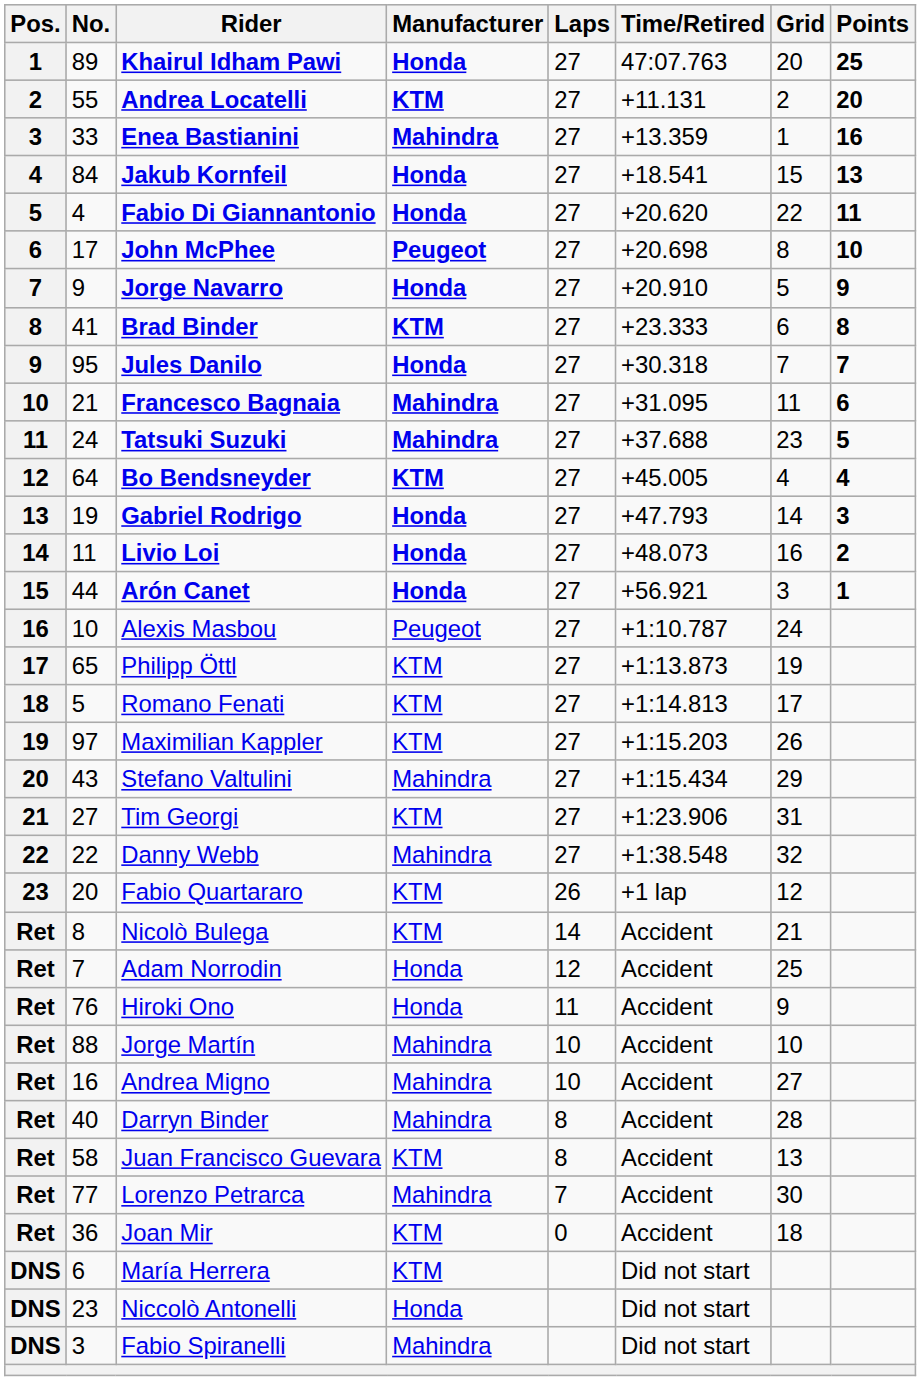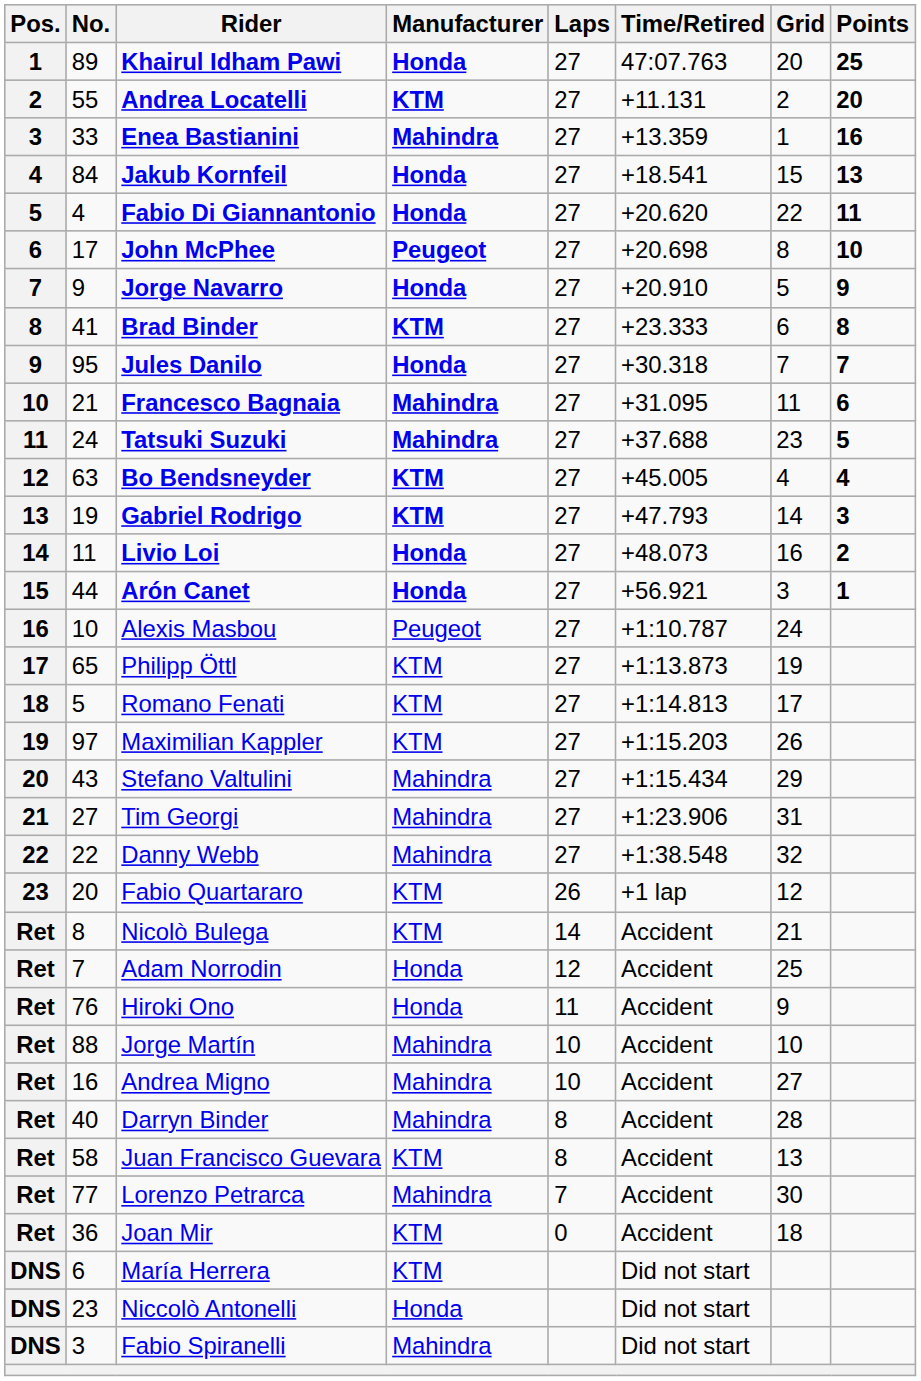(85, 477) 64 -> (85, 477) 63
(429, 515) Honda -> (418, 515) KTM
(417, 817) KTM -> (442, 817) Mahindra
